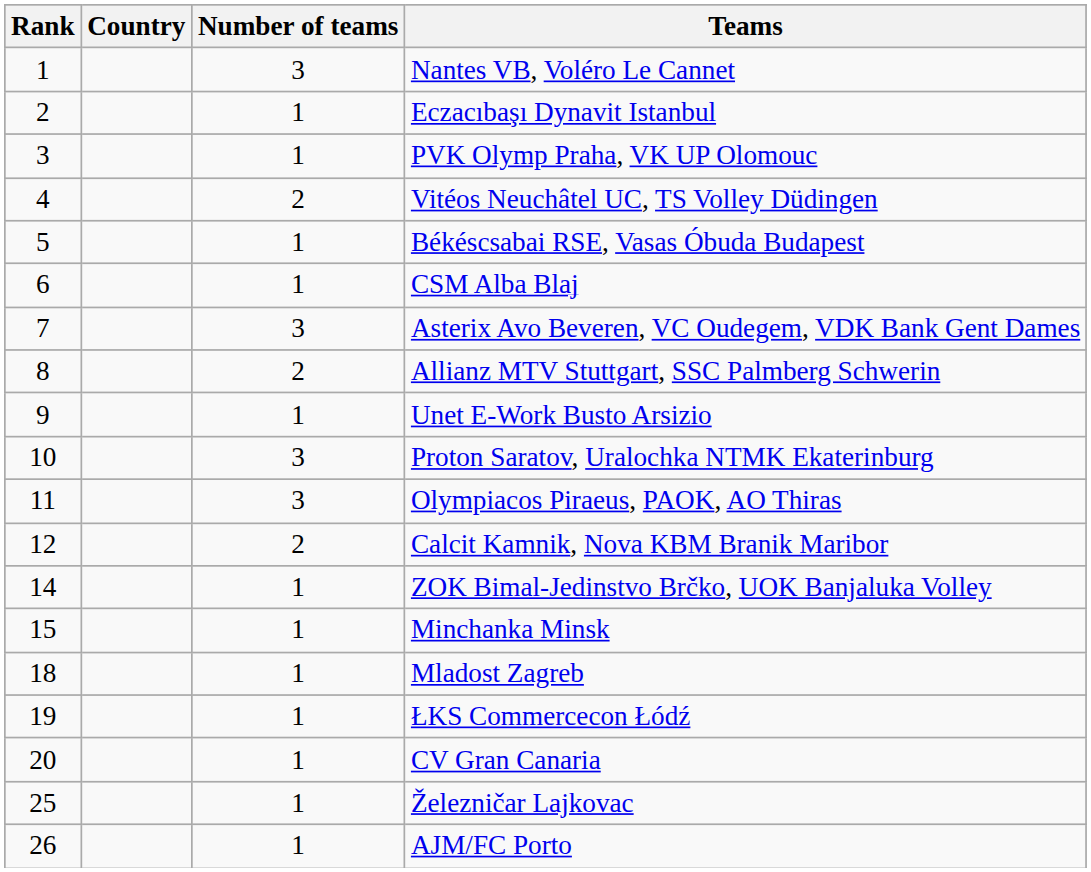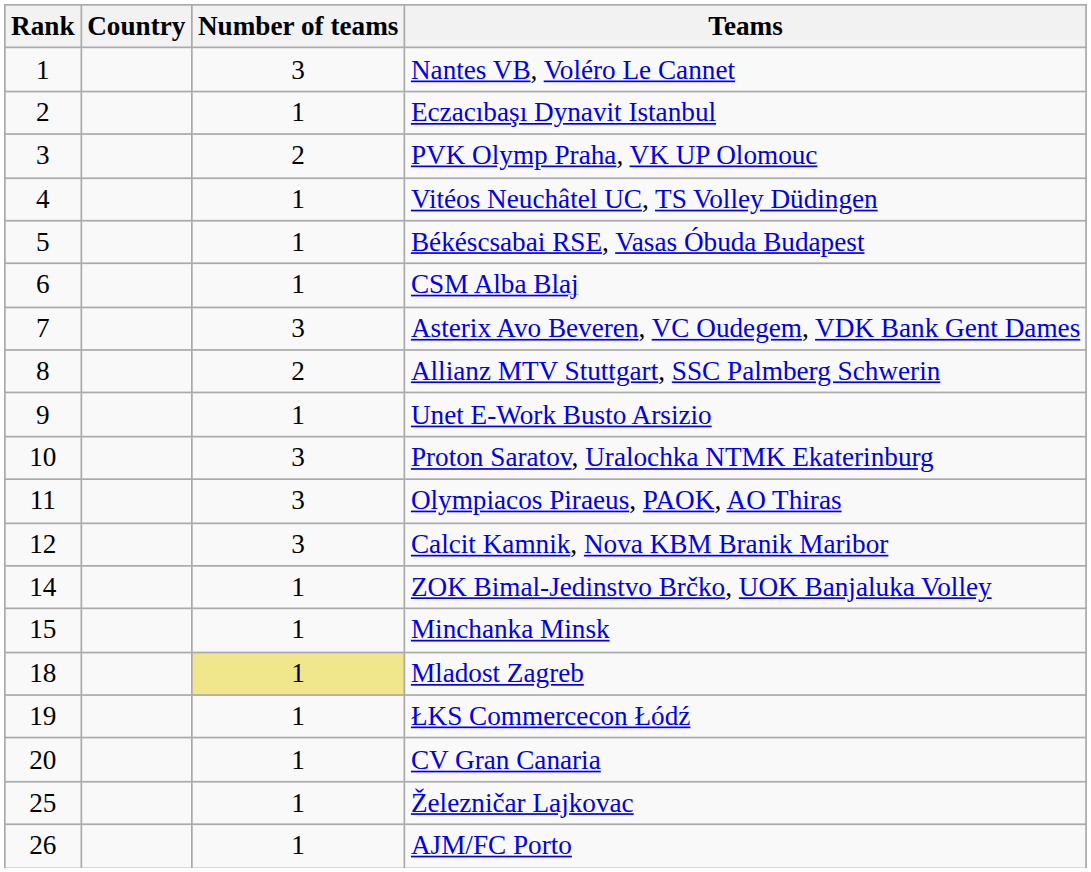(298, 155) 1 -> (298, 155) 2
(298, 198) 2 -> (298, 198) 1
(298, 543) 2 -> (298, 543) 3
(298, 673) no background -> (298, 673) khaki background
